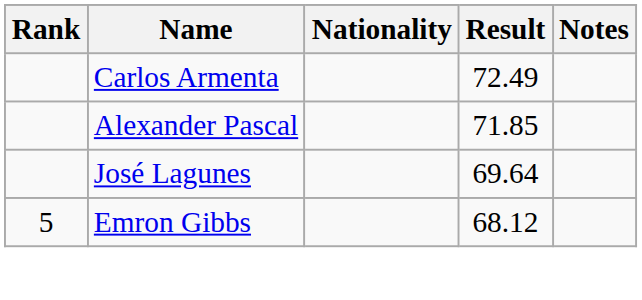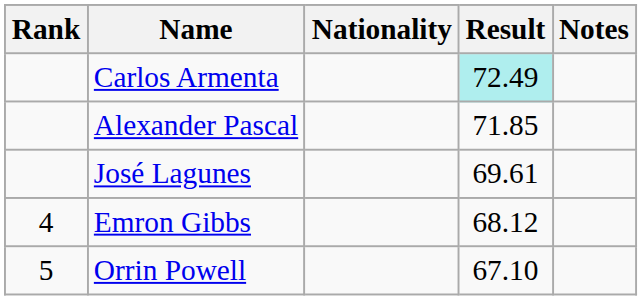(505, 77) no background -> (505, 77) paleturquoise background
(505, 173) 69.64 -> (505, 173) 69.61
(46, 222) 5 -> (46, 222) 4
+ row: (170, 270)
